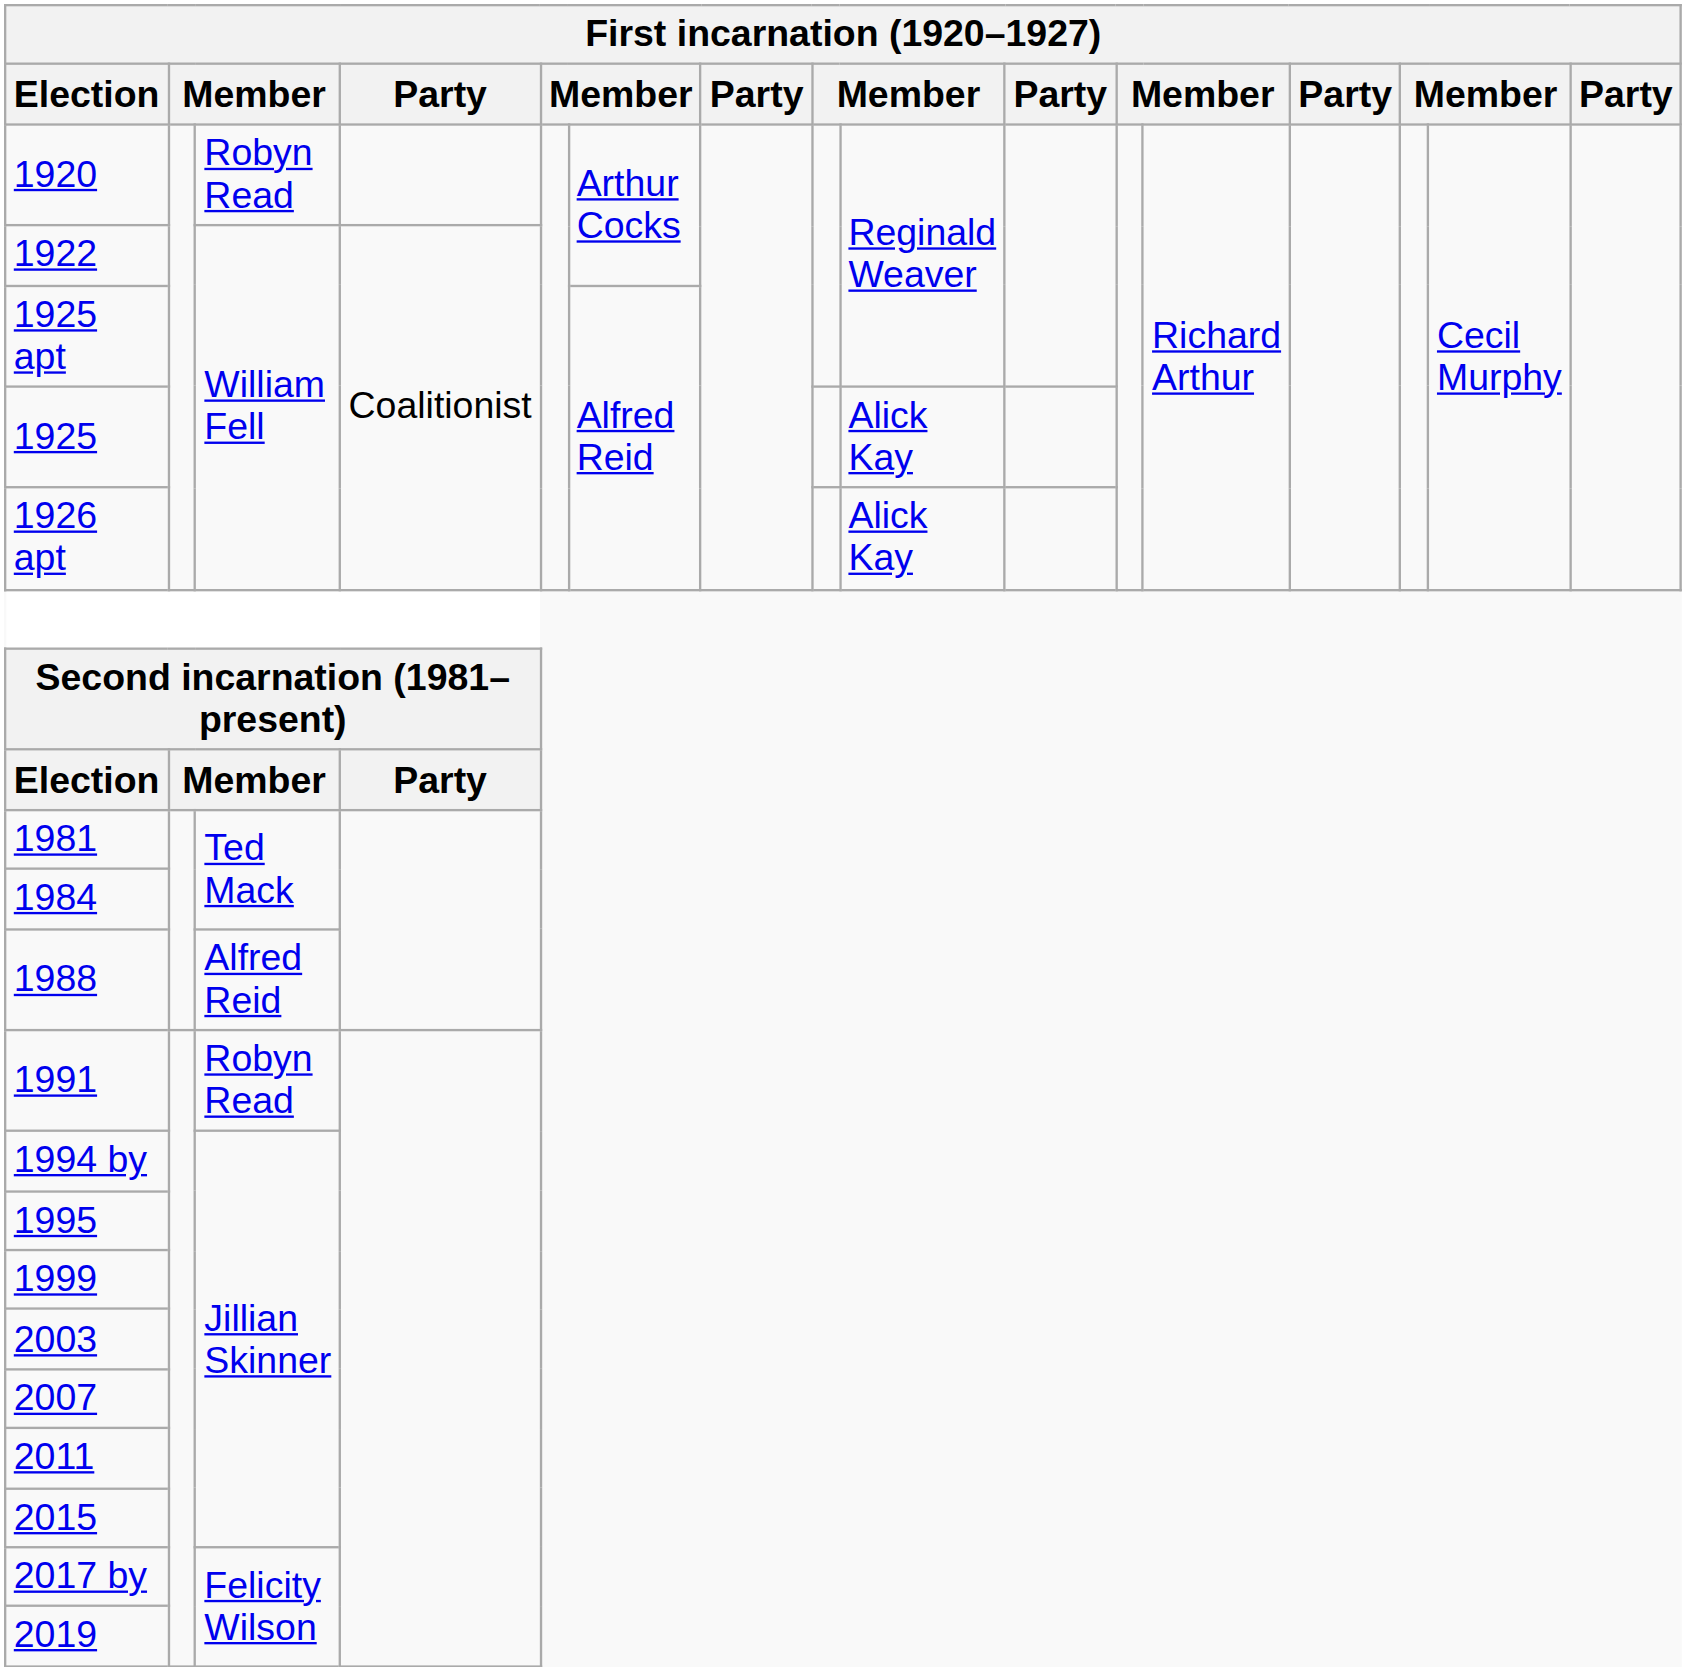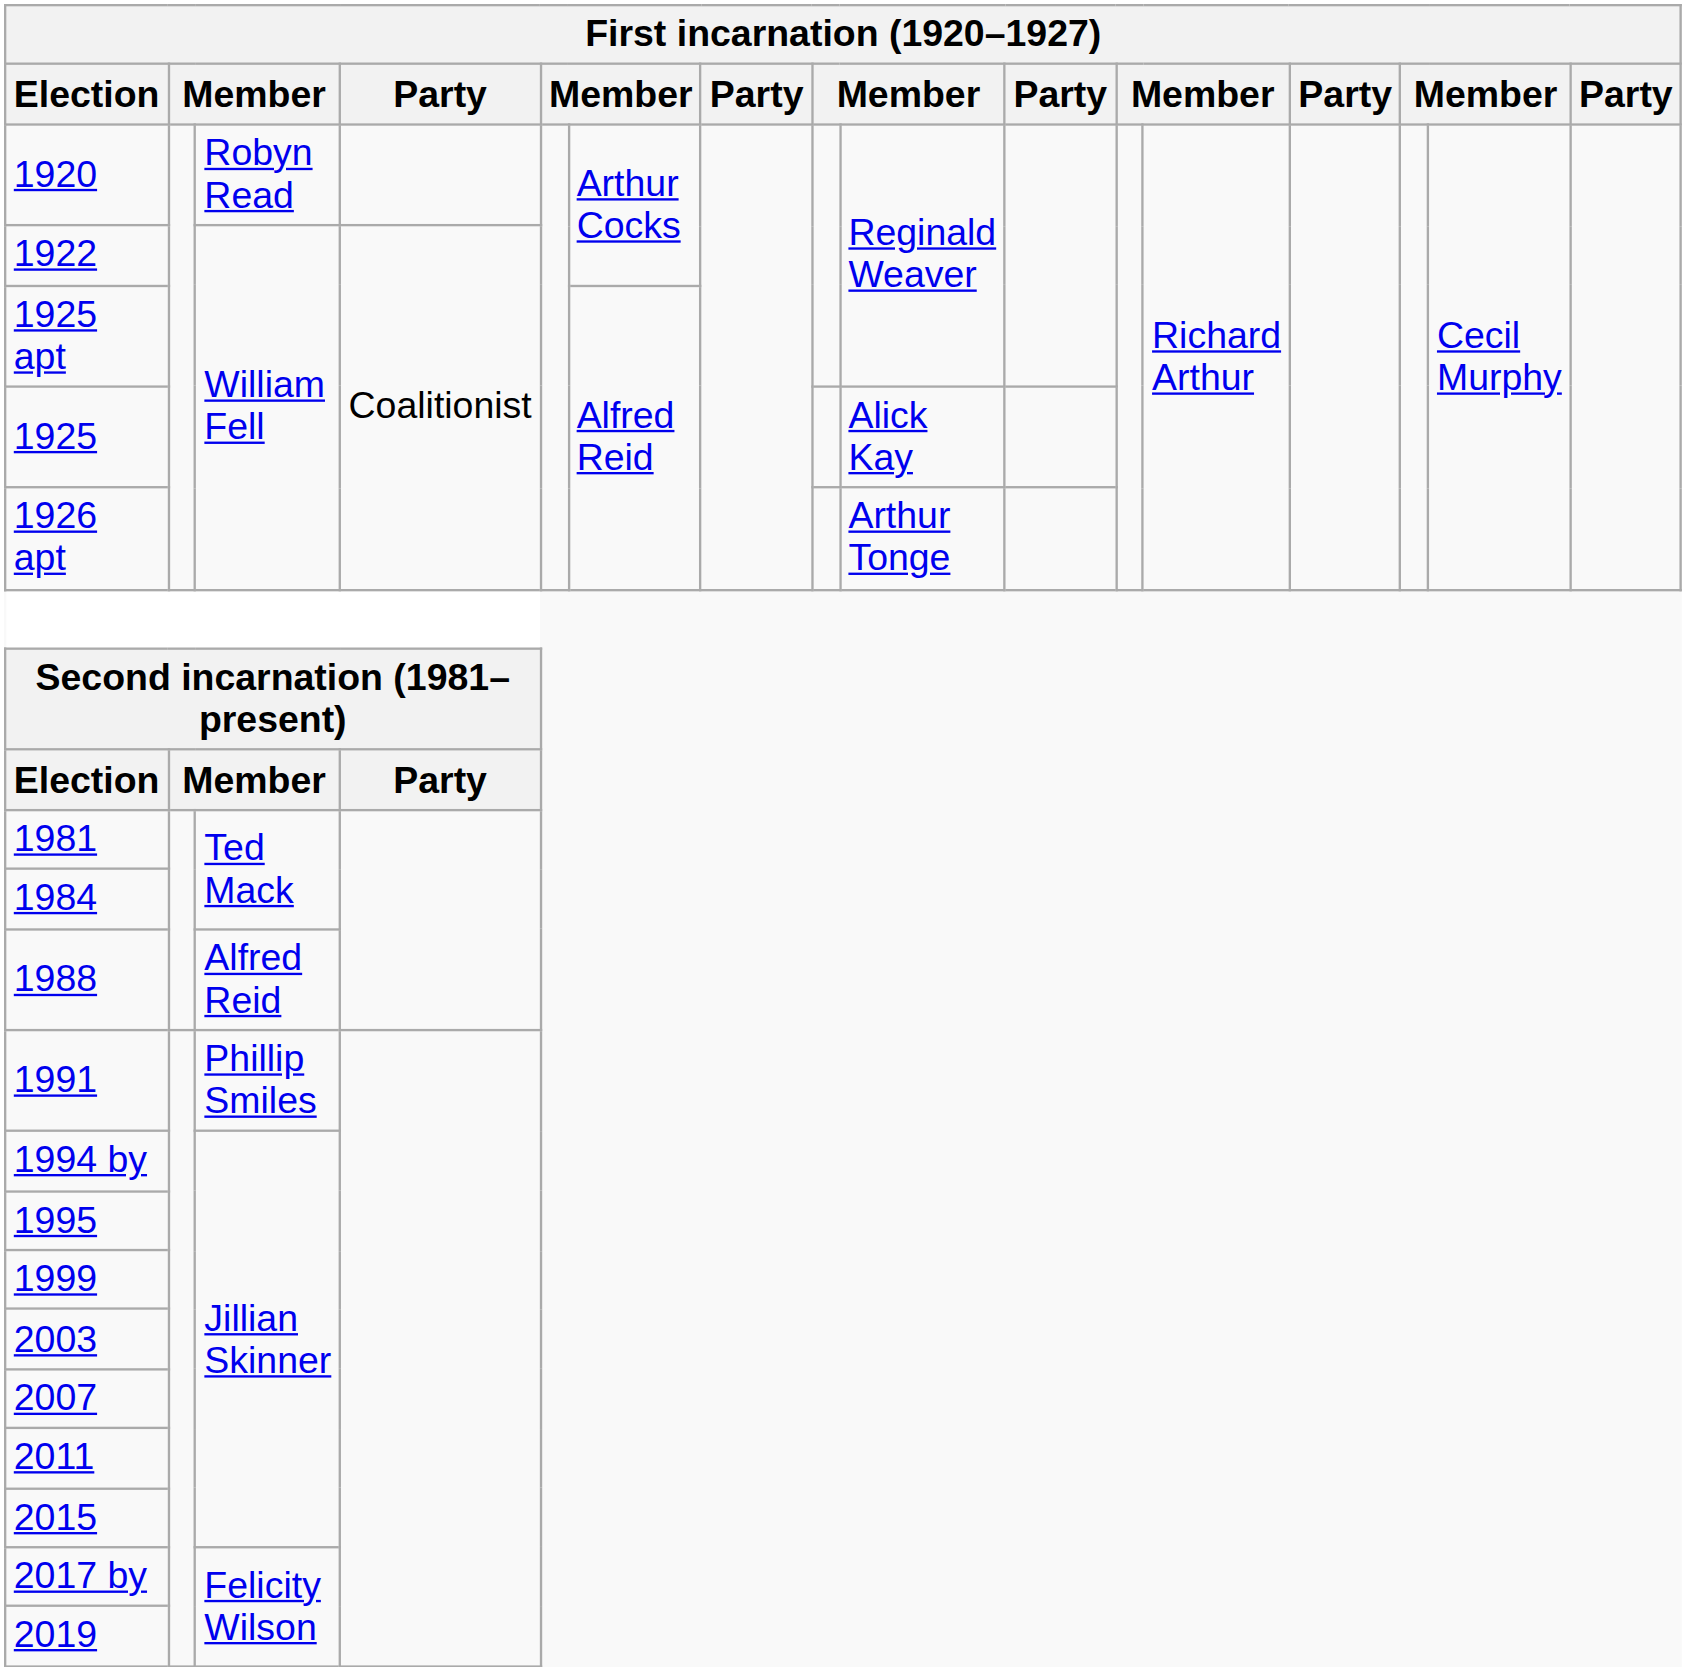(888, 537) Alick Kay -> (899, 537) Arthur Tonge
(258, 1079) Robyn Read -> (261, 1079) Phillip Smiles
